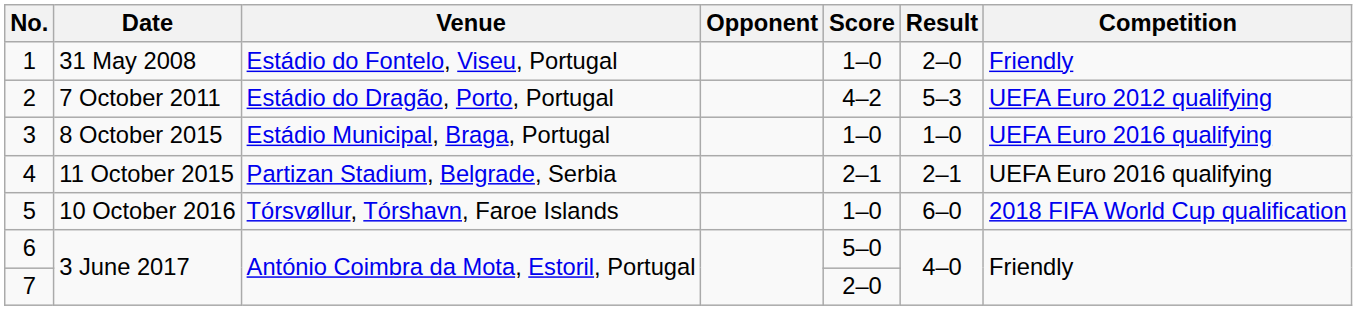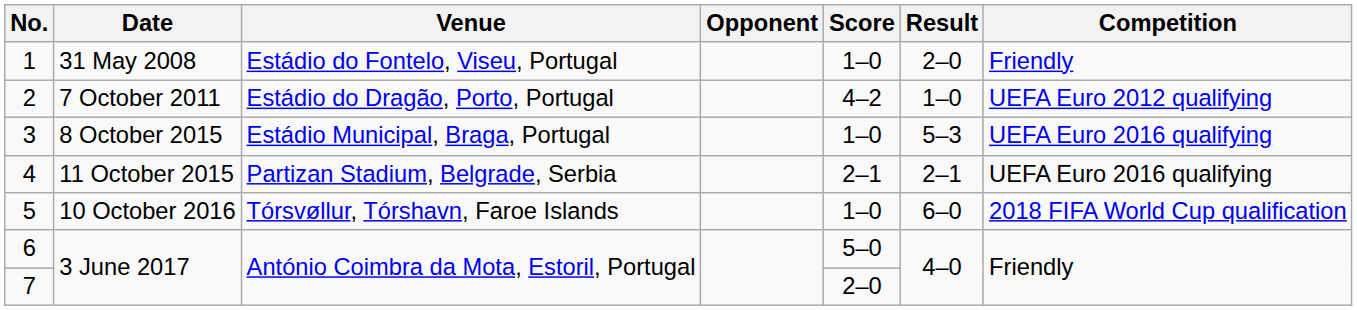(942, 98) 5–3 -> (942, 98) 1–0
(942, 135) 1–0 -> (942, 135) 5–3
